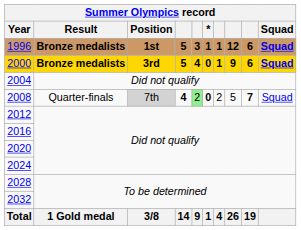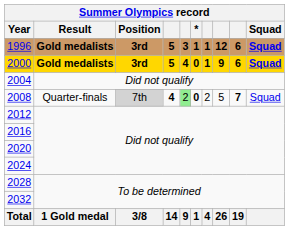(81, 47) Bronze medalists -> (75, 47) Gold medalists
(151, 47) 1st -> (139, 47) 3rd
(81, 64) Bronze medalists -> (75, 64) Gold medalists
